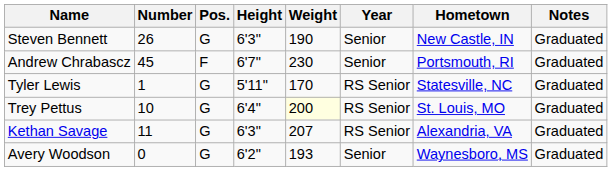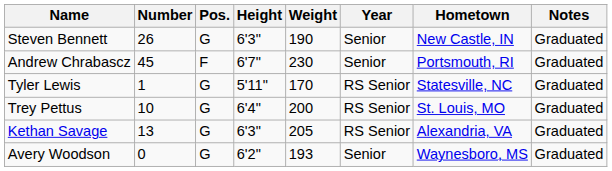(301, 108) lightyellow background -> (301, 108) no background
(145, 131) 11 -> (146, 131) 13
(301, 131) 207 -> (301, 131) 205
